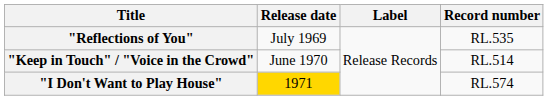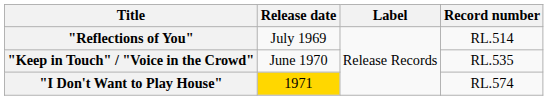(492, 38) RL.535 -> (492, 38) RL.514
(492, 60) RL.514 -> (492, 60) RL.535
